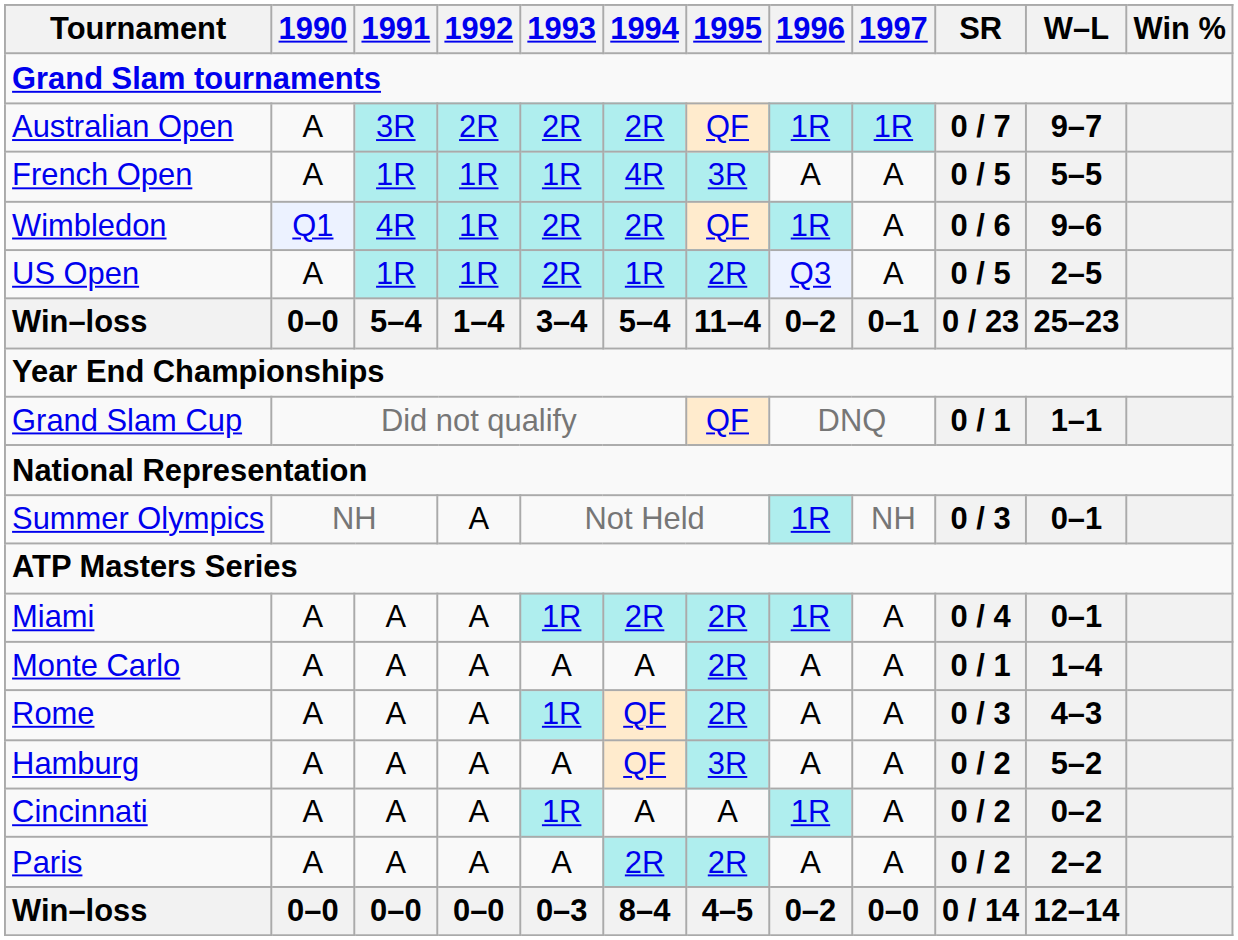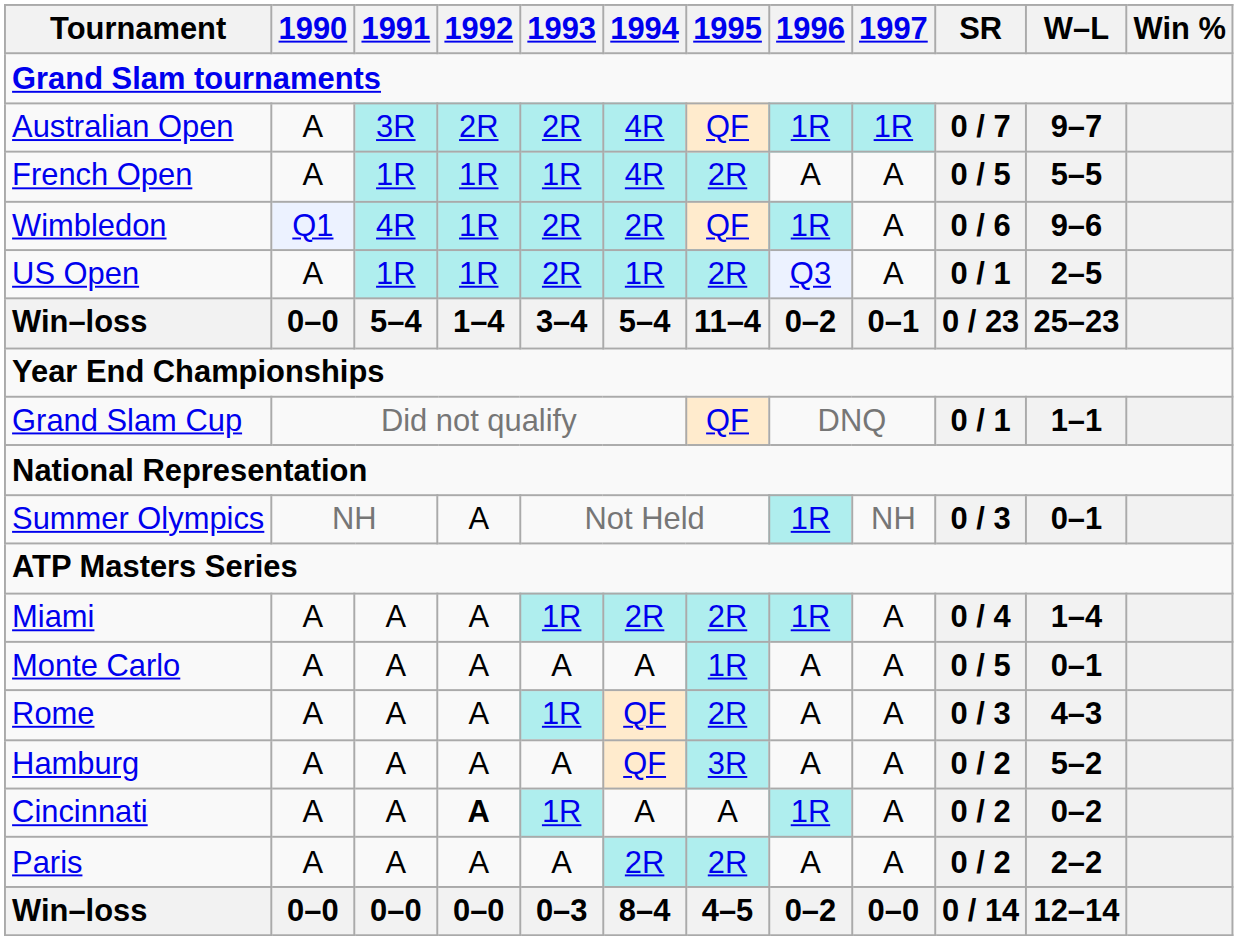(645, 126) 2R -> (645, 126) 4R
(728, 175) 3R -> (728, 175) 2R
(981, 273) 0 / 5 -> (981, 273) 0 / 1
(1076, 616) 0–1 -> (1076, 616) 1–4
(728, 665) 2R -> (728, 665) 1R
(981, 665) 0 / 1 -> (981, 665) 0 / 5
(1076, 665) 1–4 -> (1076, 665) 0–1
(479, 812) normal -> (479, 812) bold
